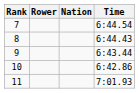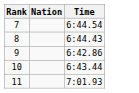- column: (44, 11)
(114, 53) 6:43.44 -> (84, 53) 6:42.86
(114, 67) 6:42.86 -> (84, 67) 6:43.44
